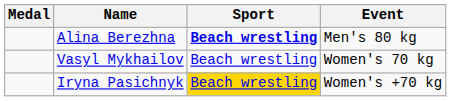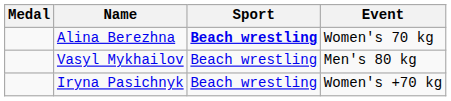(370, 39) Men's 80 kg -> (379, 39) Women's 70 kg
(379, 62) Women's 70 kg -> (370, 62) Men's 80 kg
(254, 84) gold background -> (254, 84) no background
